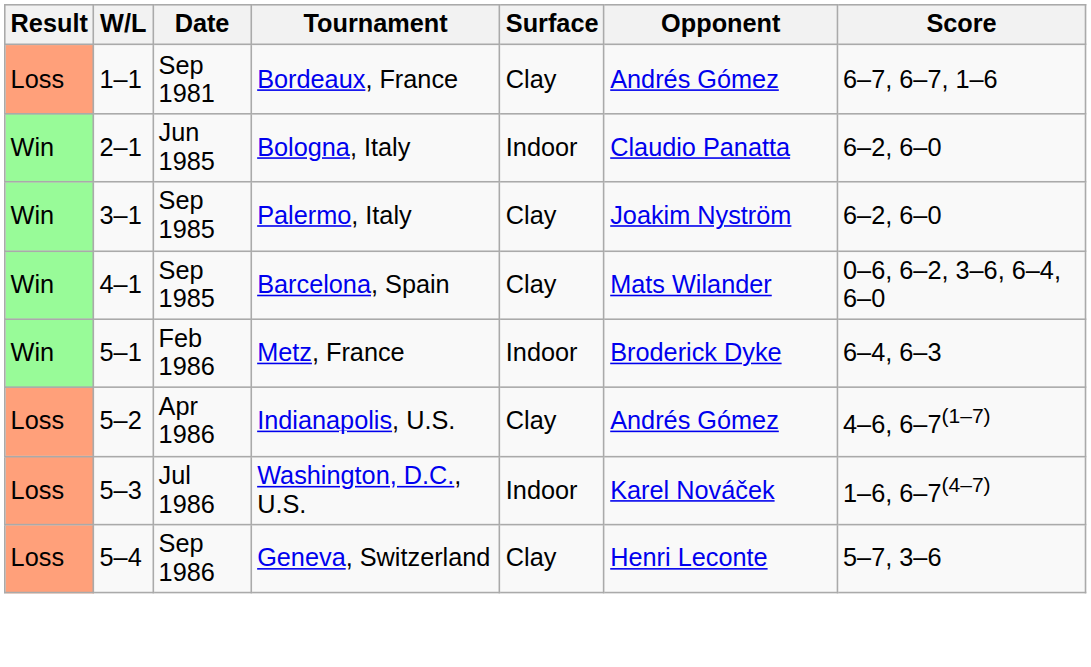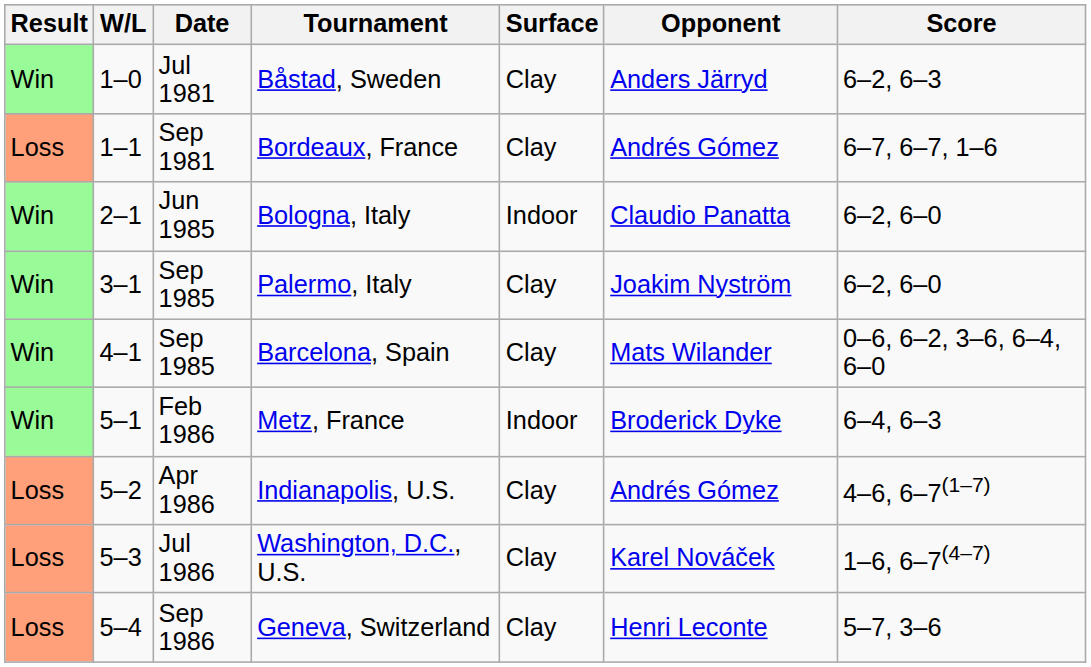+ row: (349, 78)
(542, 490) Indoor -> (531, 558) Clay
